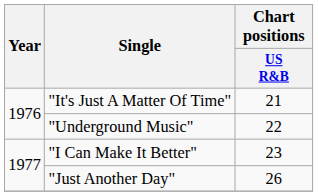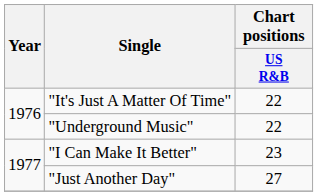(274, 100) 21 -> (274, 100) 22
(274, 178) 26 -> (274, 178) 27
